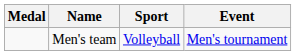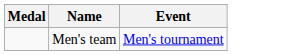- column: (152, 16)
